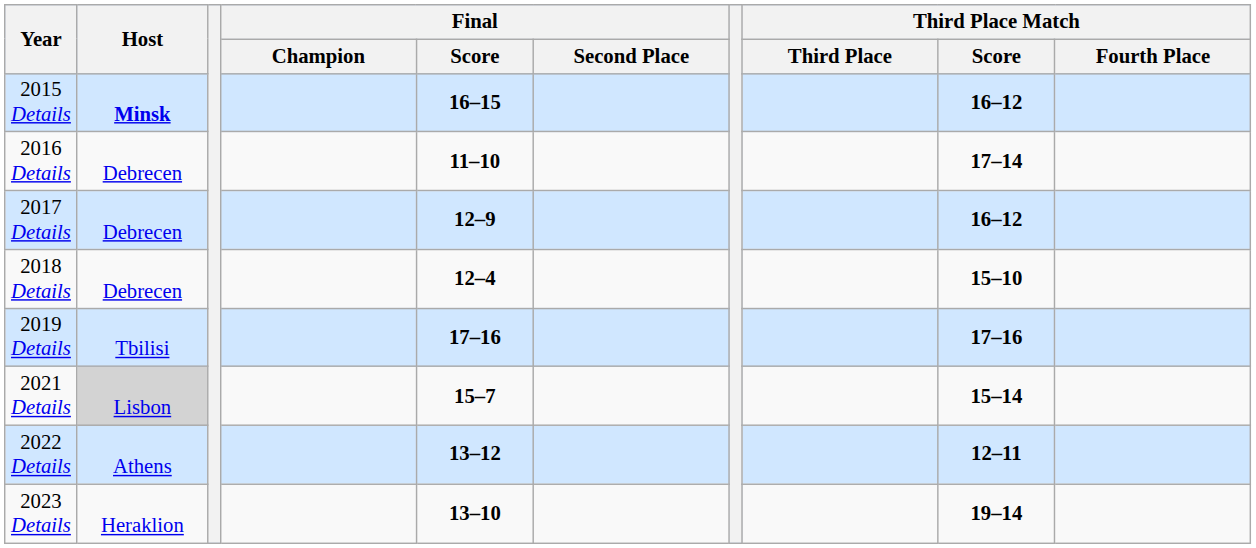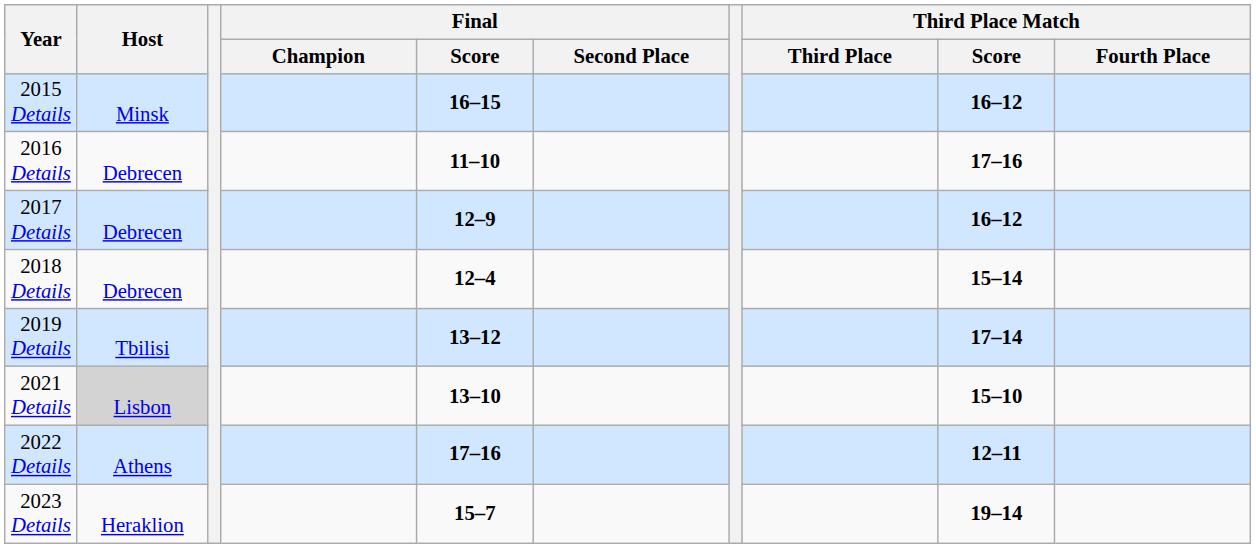(142, 114) bold -> (142, 114) normal
(996, 161) 17–14 -> (996, 161) 17–16
(996, 278) 15–10 -> (996, 278) 15–14
(475, 337) 17–16 -> (475, 337) 13–12
(996, 337) 17–16 -> (996, 337) 17–14
(475, 396) 15–7 -> (475, 396) 13–10
(996, 396) 15–14 -> (996, 396) 15–10
(475, 454) 13–12 -> (475, 454) 17–16
(475, 513) 13–10 -> (475, 513) 15–7
